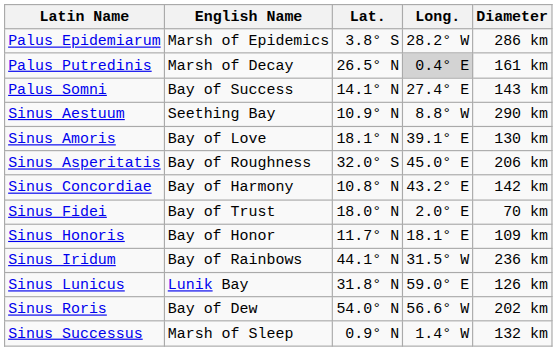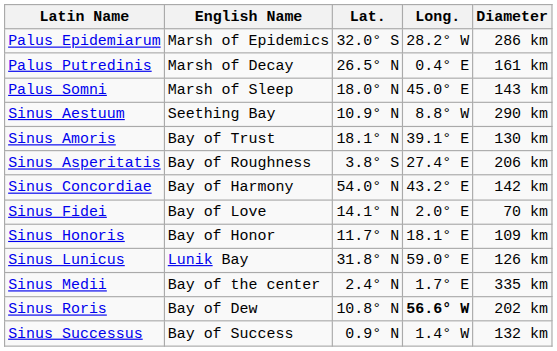(372, 41) 3.8° S -> (368, 41) 32.0° S
(442, 65) lightgrey background -> (442, 65) no background
(231, 90) Bay of Success -> (231, 90) Marsh of Sleep
(368, 90) 14.1° N -> (368, 90) 18.0° N
(438, 90) 27.4° E -> (438, 90) 45.0° E
(217, 139) Bay of Love -> (222, 139) Bay of Trust
(368, 163) 32.0° S -> (372, 163) 3.8° S
(438, 163) 45.0° E -> (438, 163) 27.4° E
(368, 187) 10.8° N -> (368, 187) 54.0° N
(222, 212) Bay of Trust -> (217, 212) Bay of Love
(368, 212) 18.0° N -> (368, 212) 14.1° N
- row: (62, 260)
+ row: (57, 285)
(368, 309) 54.0° N -> (368, 309) 10.8° N
(438, 309) normal -> (438, 309) bold
(231, 334) Marsh of Sleep -> (231, 334) Bay of Success
